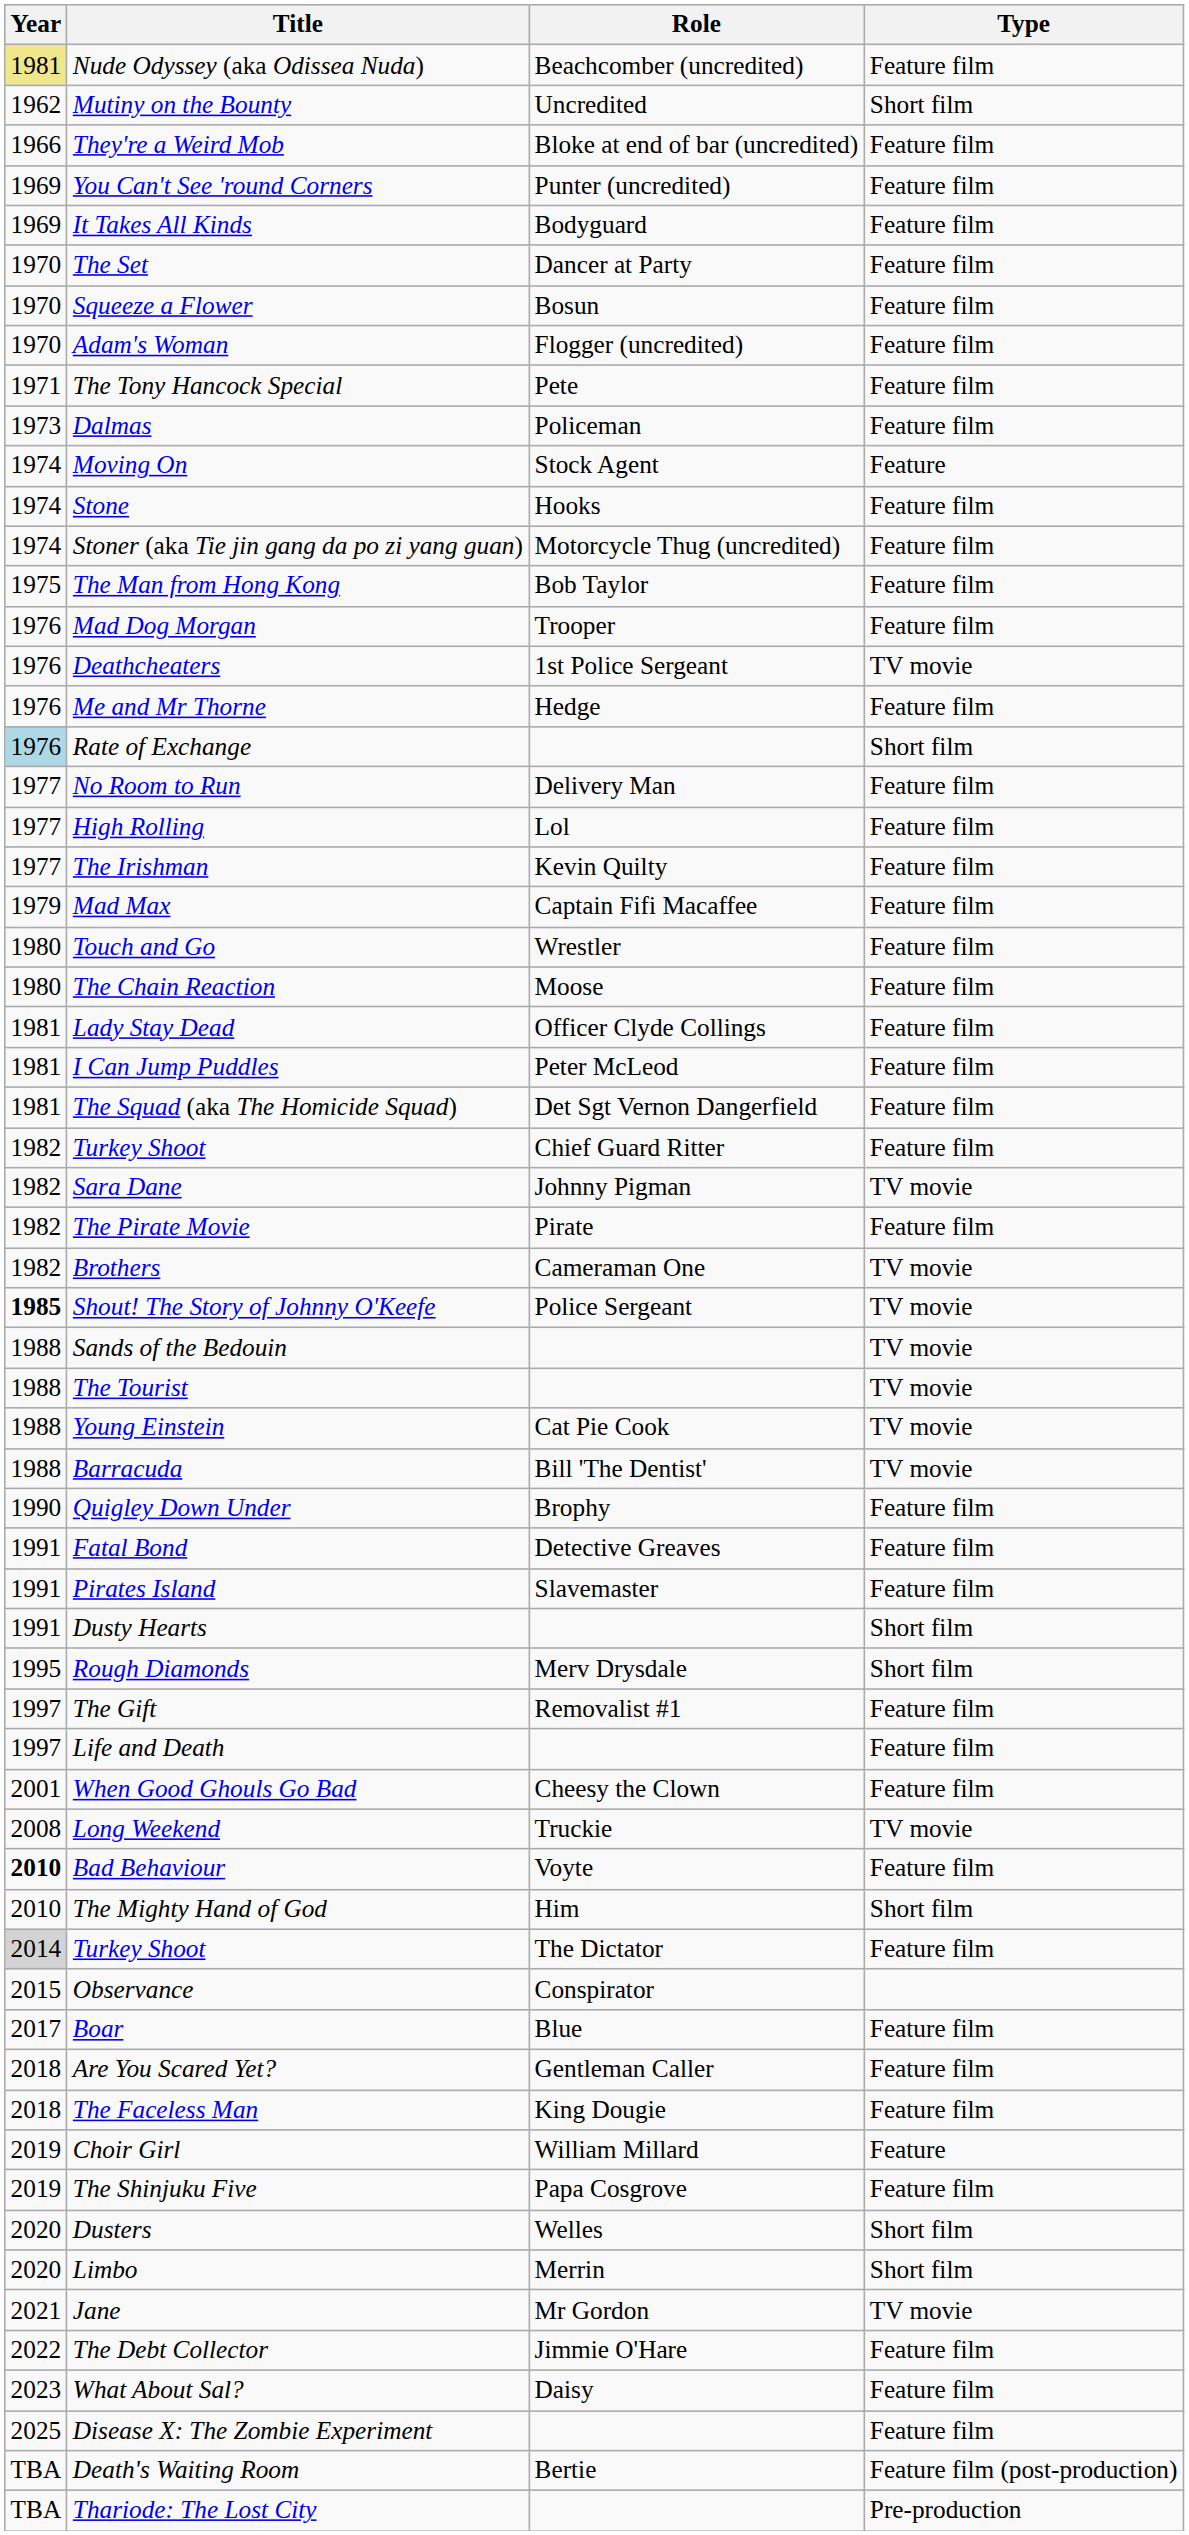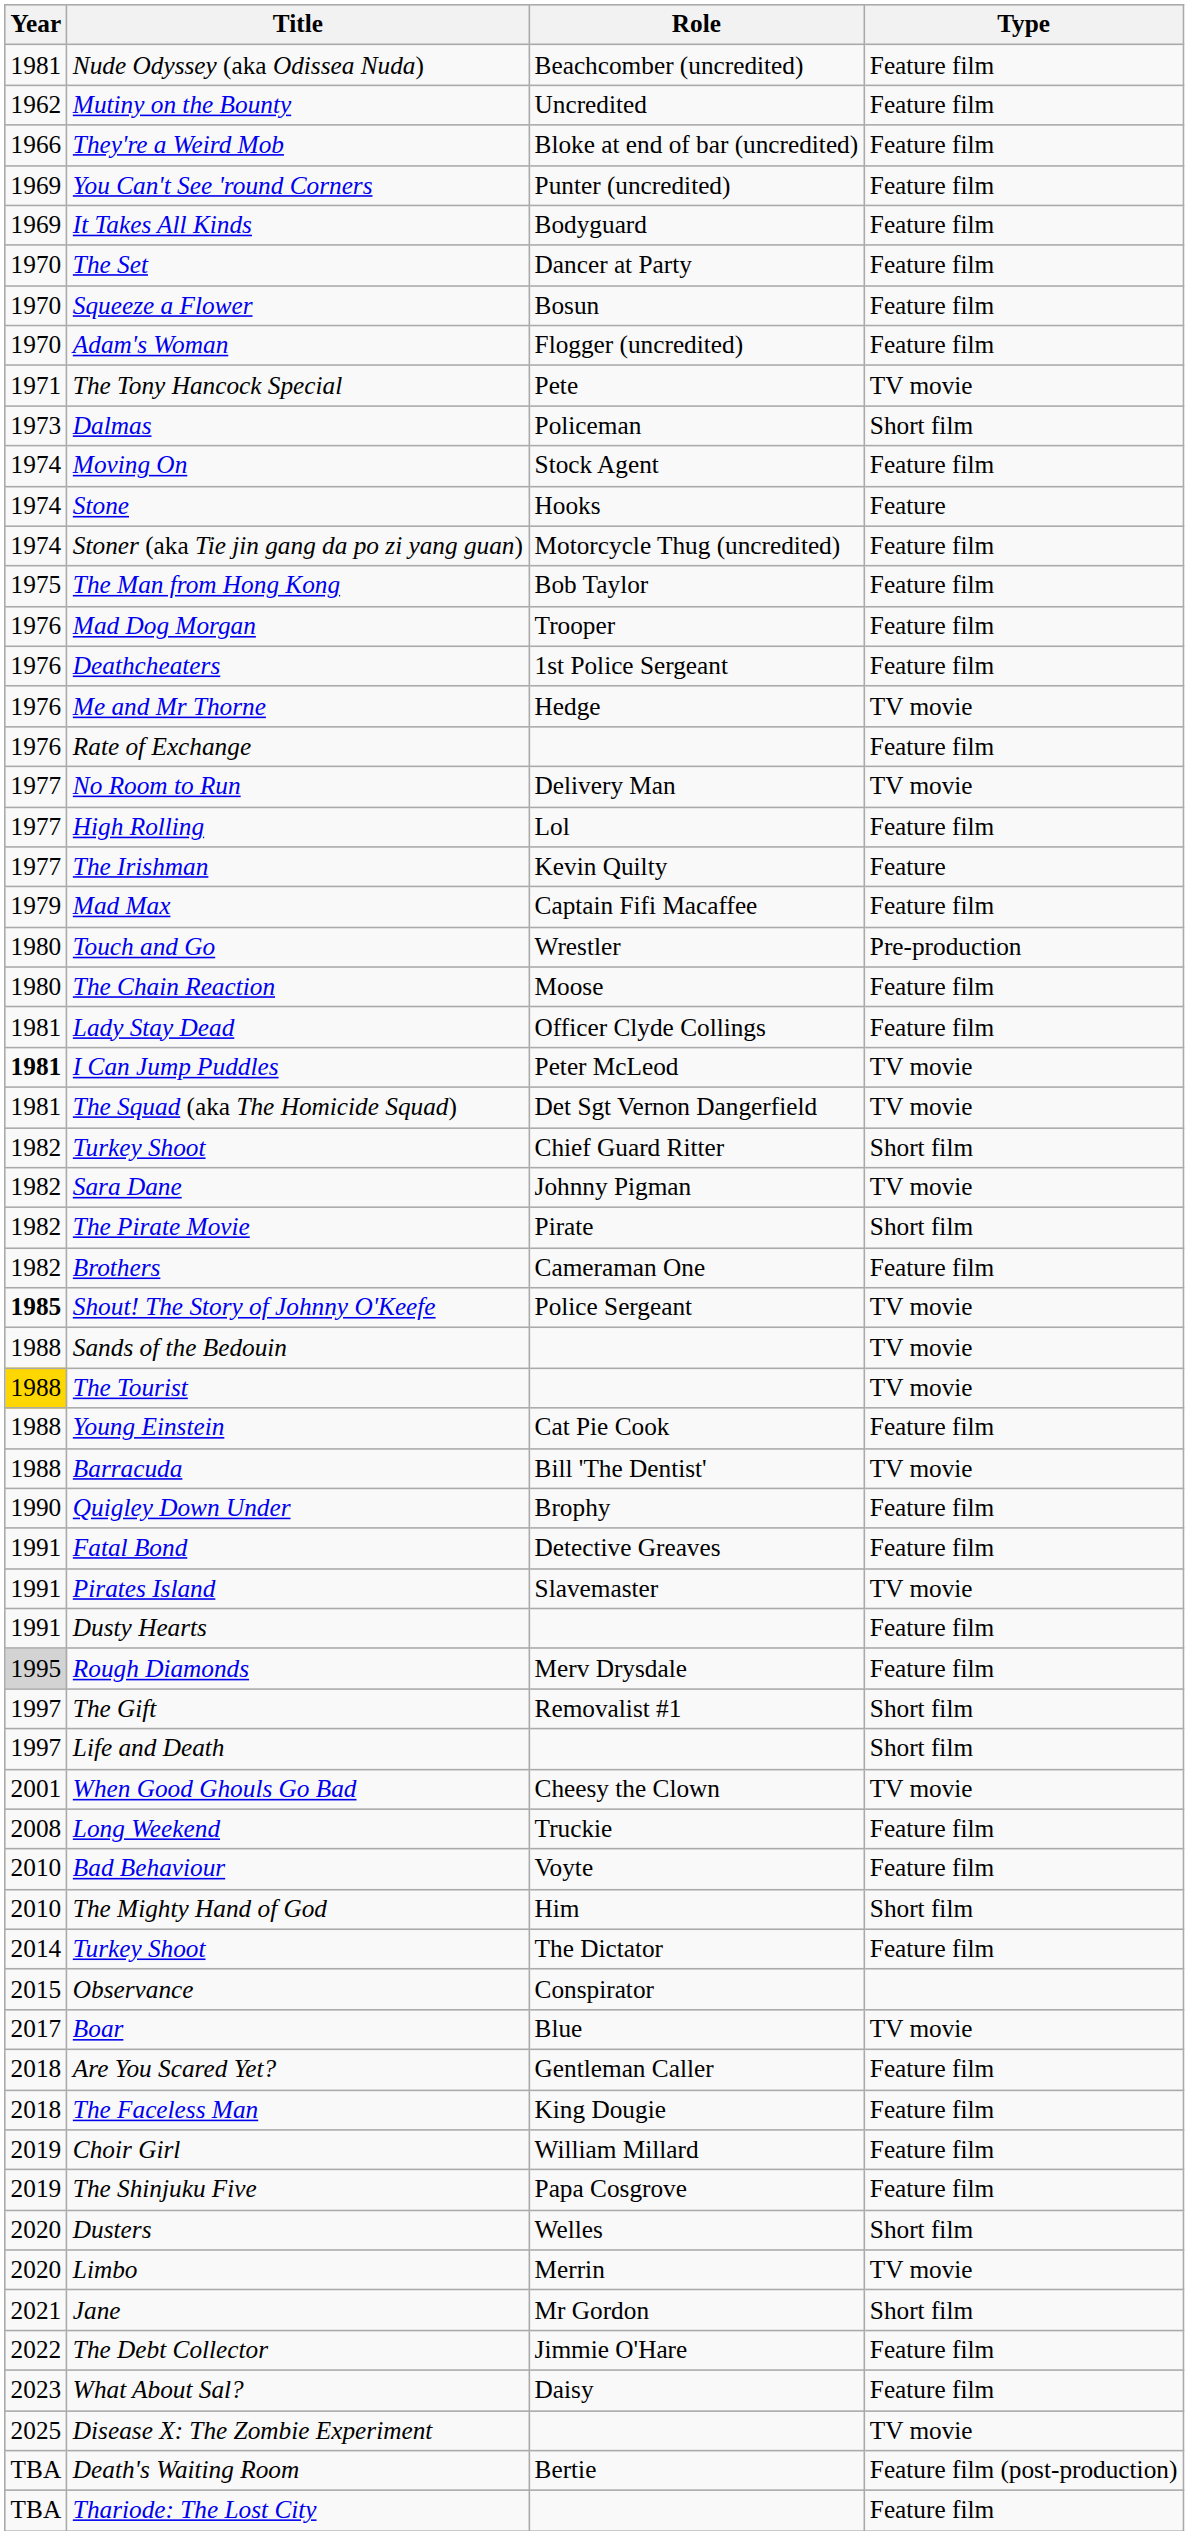(36, 64) khaki background -> (36, 64) no background
(921, 104) Short film -> (932, 104) Feature film
(932, 385) Feature film -> (921, 385) TV movie
(932, 425) Feature film -> (921, 425) Short film
(908, 465) Feature -> (932, 465) Feature film
(932, 505) Feature film -> (908, 505) Feature
(921, 666) TV movie -> (932, 666) Feature film
(932, 706) Feature film -> (921, 706) TV movie
(36, 746) lightblue background -> (36, 746) no background
(921, 746) Short film -> (932, 746) Feature film
(932, 786) Feature film -> (921, 786) TV movie
(932, 866) Feature film -> (908, 866) Feature
(932, 946) Feature film -> (946, 946) Pre-production
(36, 1066) normal -> (36, 1066) bold
(932, 1066) Feature film -> (921, 1066) TV movie
(932, 1107) Feature film -> (921, 1107) TV movie
(932, 1147) Feature film -> (921, 1147) Short film
(932, 1227) Feature film -> (921, 1227) Short film
(921, 1267) TV movie -> (932, 1267) Feature film
(36, 1387) no background -> (36, 1387) gold background
(921, 1427) TV movie -> (932, 1427) Feature film
(932, 1588) Feature film -> (921, 1588) TV movie
(921, 1628) Short film -> (932, 1628) Feature film
(36, 1668) no background -> (36, 1668) lightgrey background
(921, 1668) Short film -> (932, 1668) Feature film
(932, 1708) Feature film -> (921, 1708) Short film
(932, 1748) Feature film -> (921, 1748) Short film
(932, 1788) Feature film -> (921, 1788) TV movie
(921, 1828) TV movie -> (932, 1828) Feature film
(36, 1868) bold -> (36, 1868) normal
(36, 1948) lightgrey background -> (36, 1948) no background
(932, 2029) Feature film -> (921, 2029) TV movie
(908, 2149) Feature -> (932, 2149) Feature film
(921, 2269) Short film -> (921, 2269) TV movie
(921, 2309) TV movie -> (921, 2309) Short film
(932, 2430) Feature film -> (921, 2430) TV movie
(946, 2510) Pre-production -> (932, 2510) Feature film
